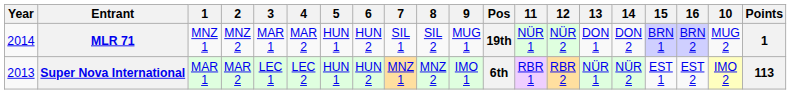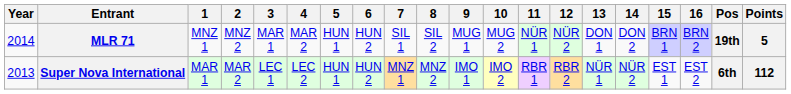columns swapped: (726, 14) <-> (499, 14)
(764, 40) 1 -> (764, 40) 5
(764, 73) 113 -> (764, 73) 112
